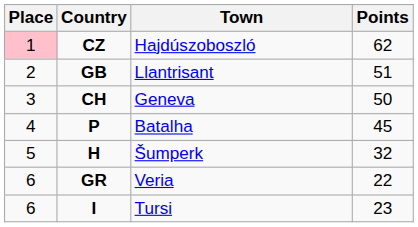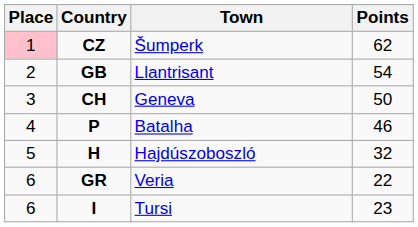(195, 45) Hajdúszoboszló -> (169, 45) Šumperk
(383, 72) 51 -> (383, 72) 54
(383, 126) 45 -> (383, 126) 46
(169, 153) Šumperk -> (195, 153) Hajdúszoboszló
